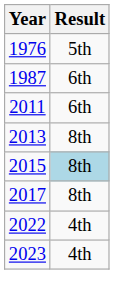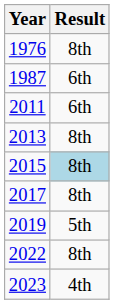(80, 48) 5th -> (80, 48) 8th
+ row: (27, 225)
(80, 225) 4th -> (80, 254) 8th
